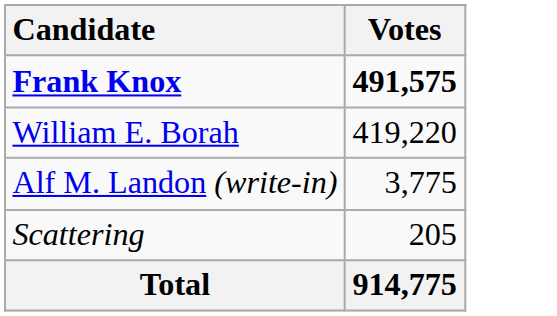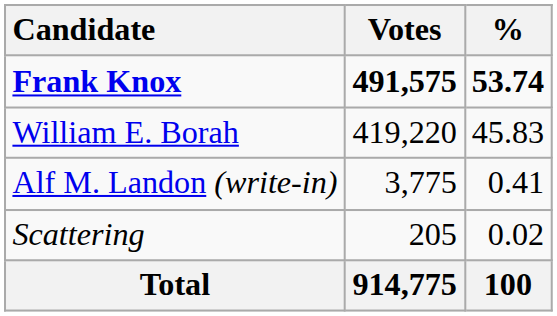+ column: (508, 30)
